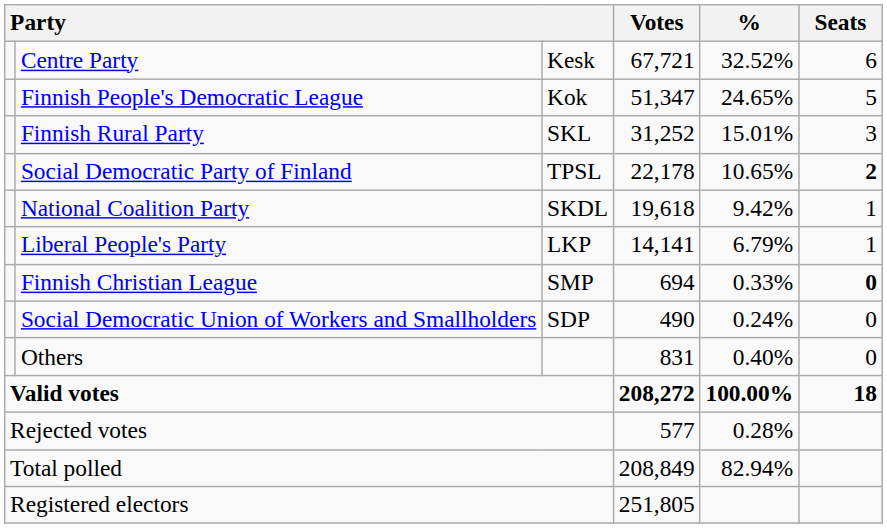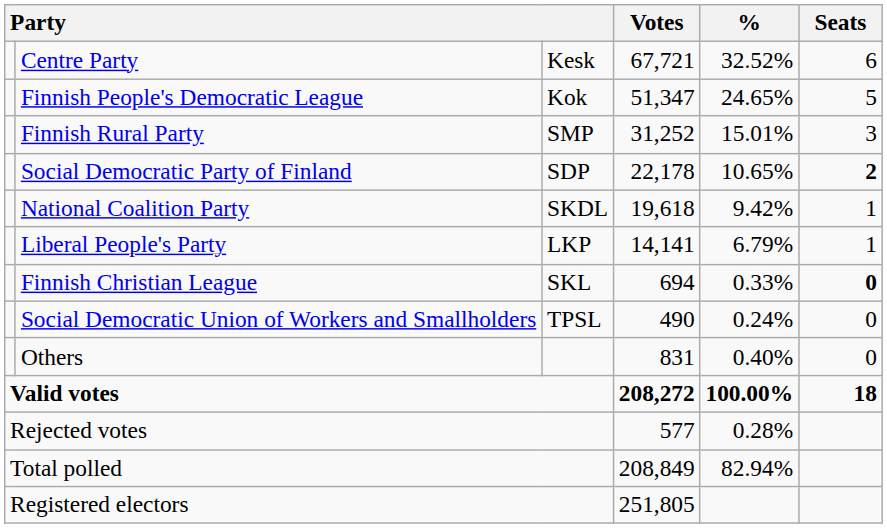(569, 134) SKL -> (570, 134) SMP
(574, 171) TPSL -> (568, 171) SDP
(570, 282) SMP -> (569, 282) SKL
(568, 319) SDP -> (574, 319) TPSL
